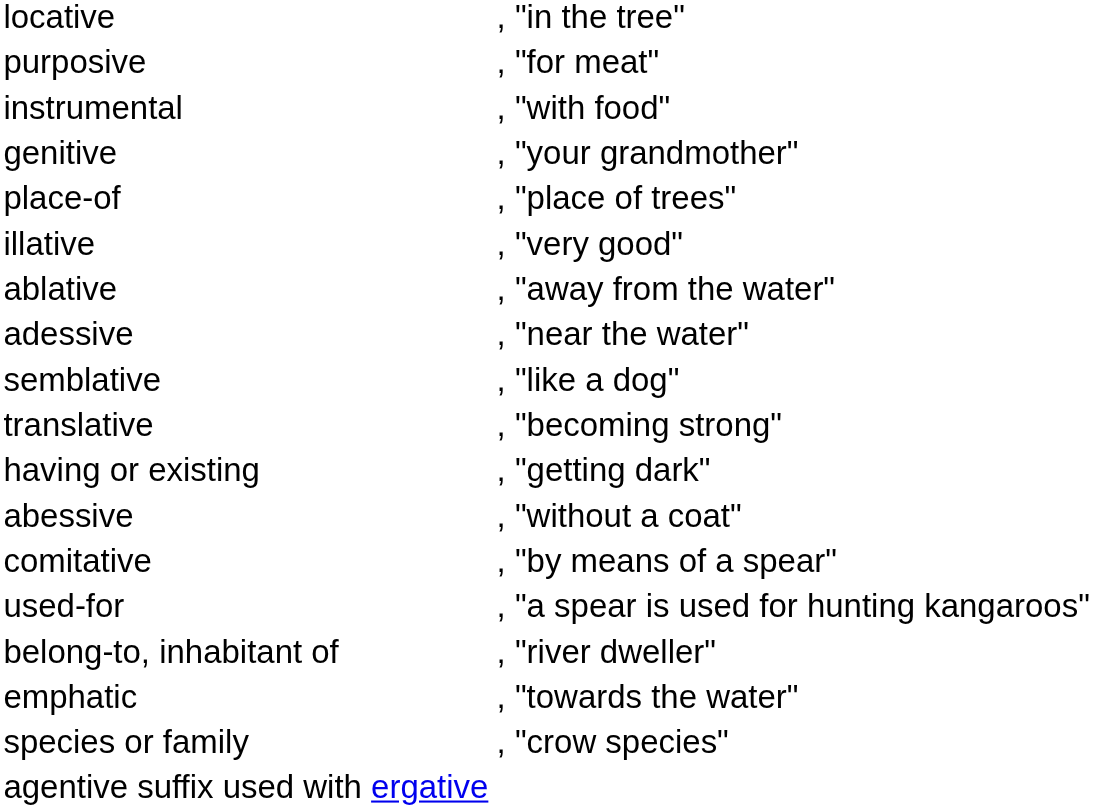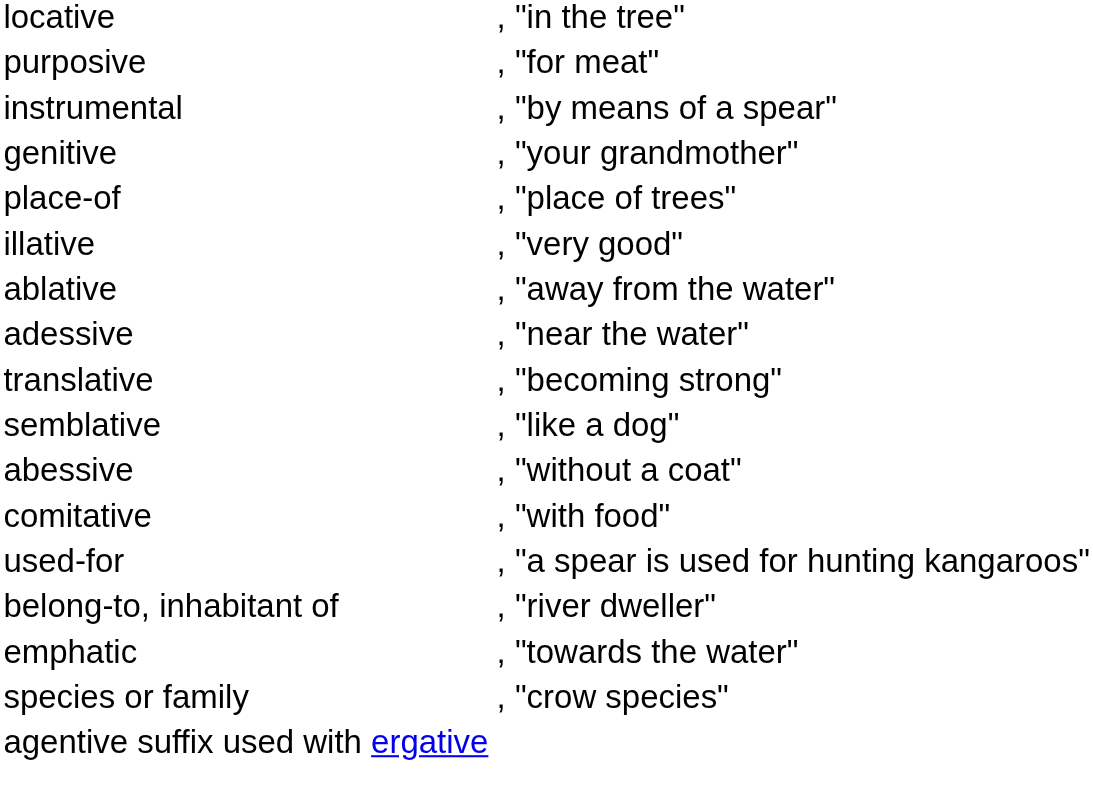(583, 107) , "with food" -> (667, 107) , "by means of a spear"
rows swapped: (79, 425) <-> (82, 379)
- row: (132, 470)
(667, 561) , "by means of a spear" -> (583, 515) , "with food"
